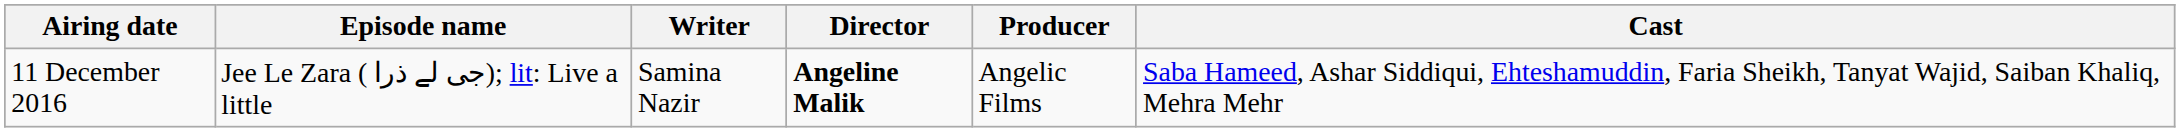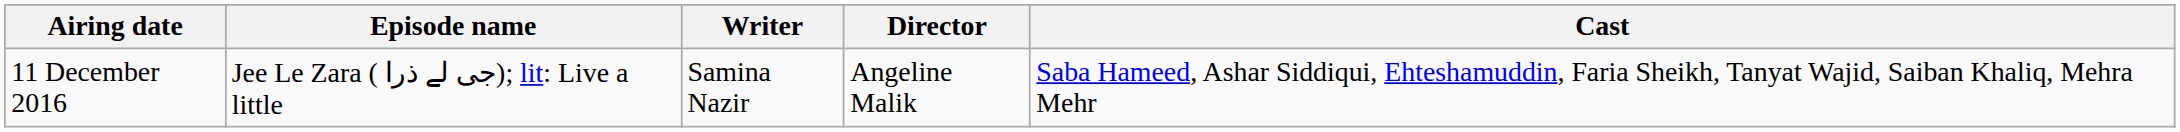- column: (1054, 26)
(846, 87) bold -> (901, 87) normal
